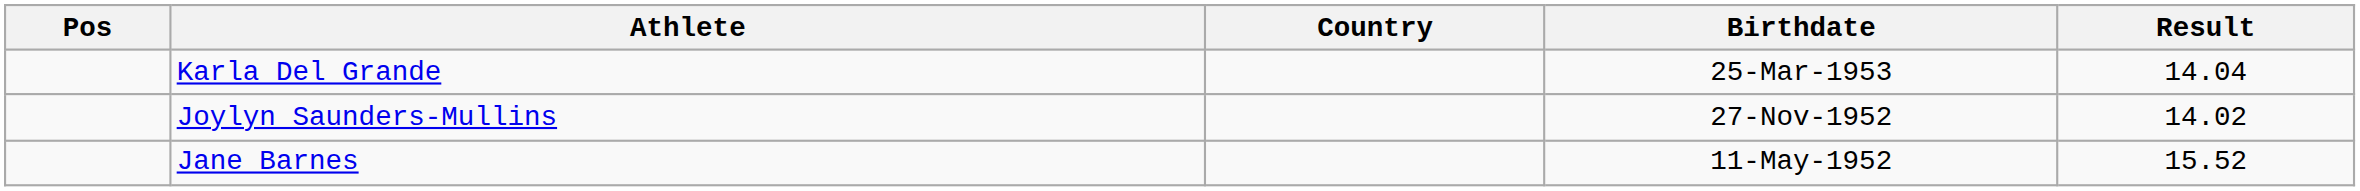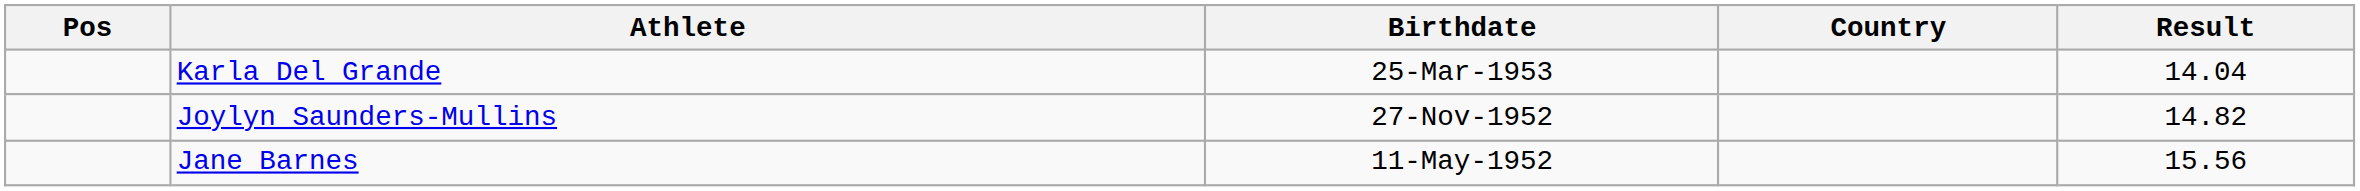columns swapped: (1375, 28) <-> (1801, 28)
(2206, 117) 14.02 -> (2206, 117) 14.82
(2206, 162) 15.52 -> (2206, 162) 15.56
